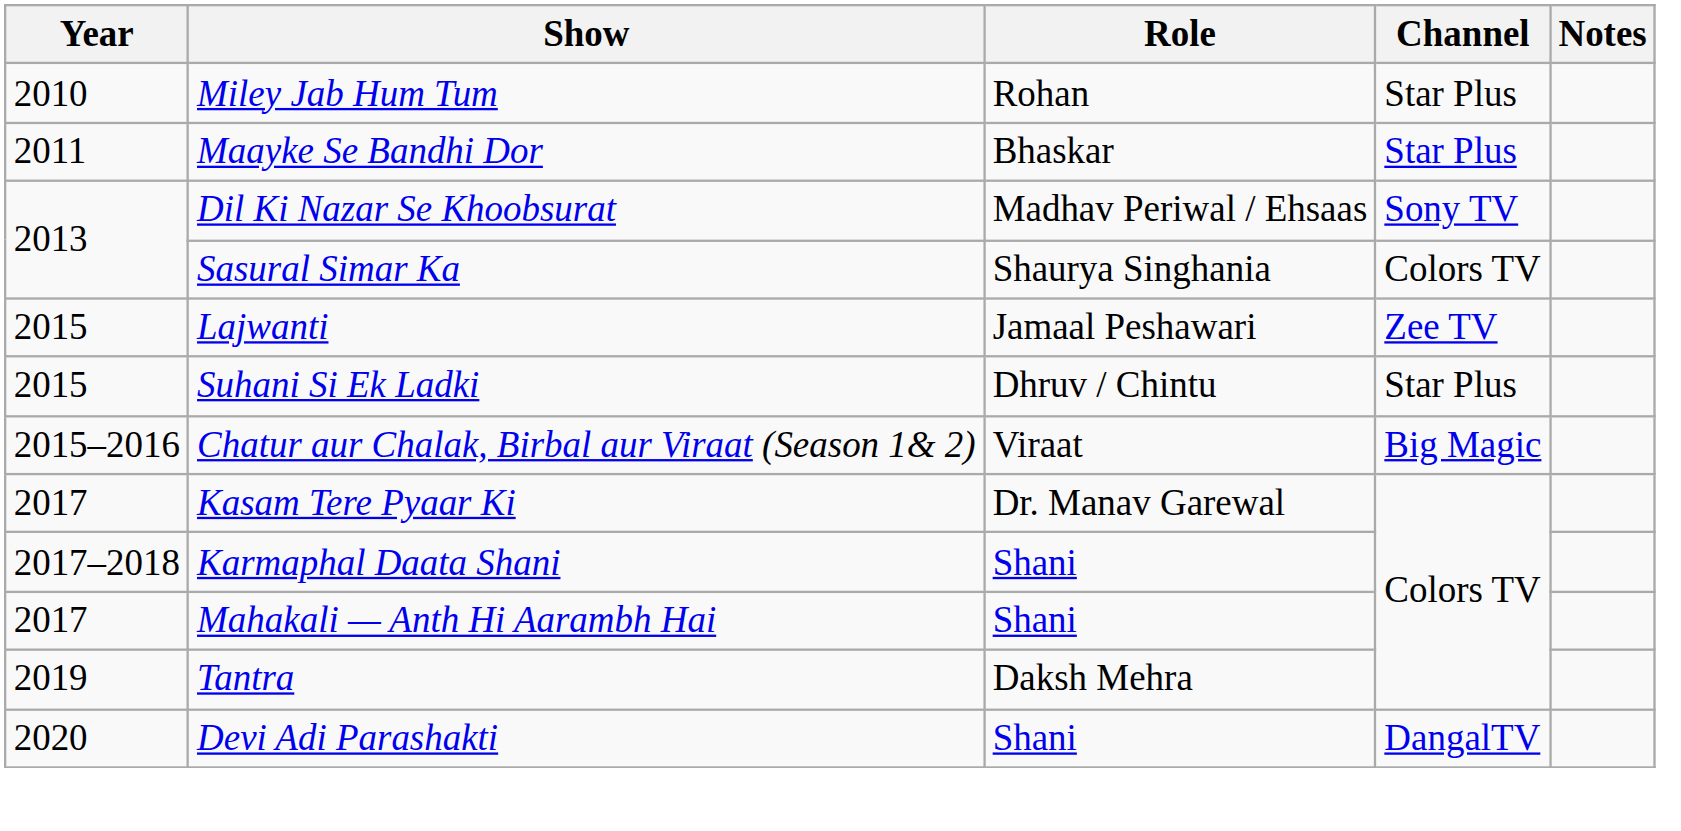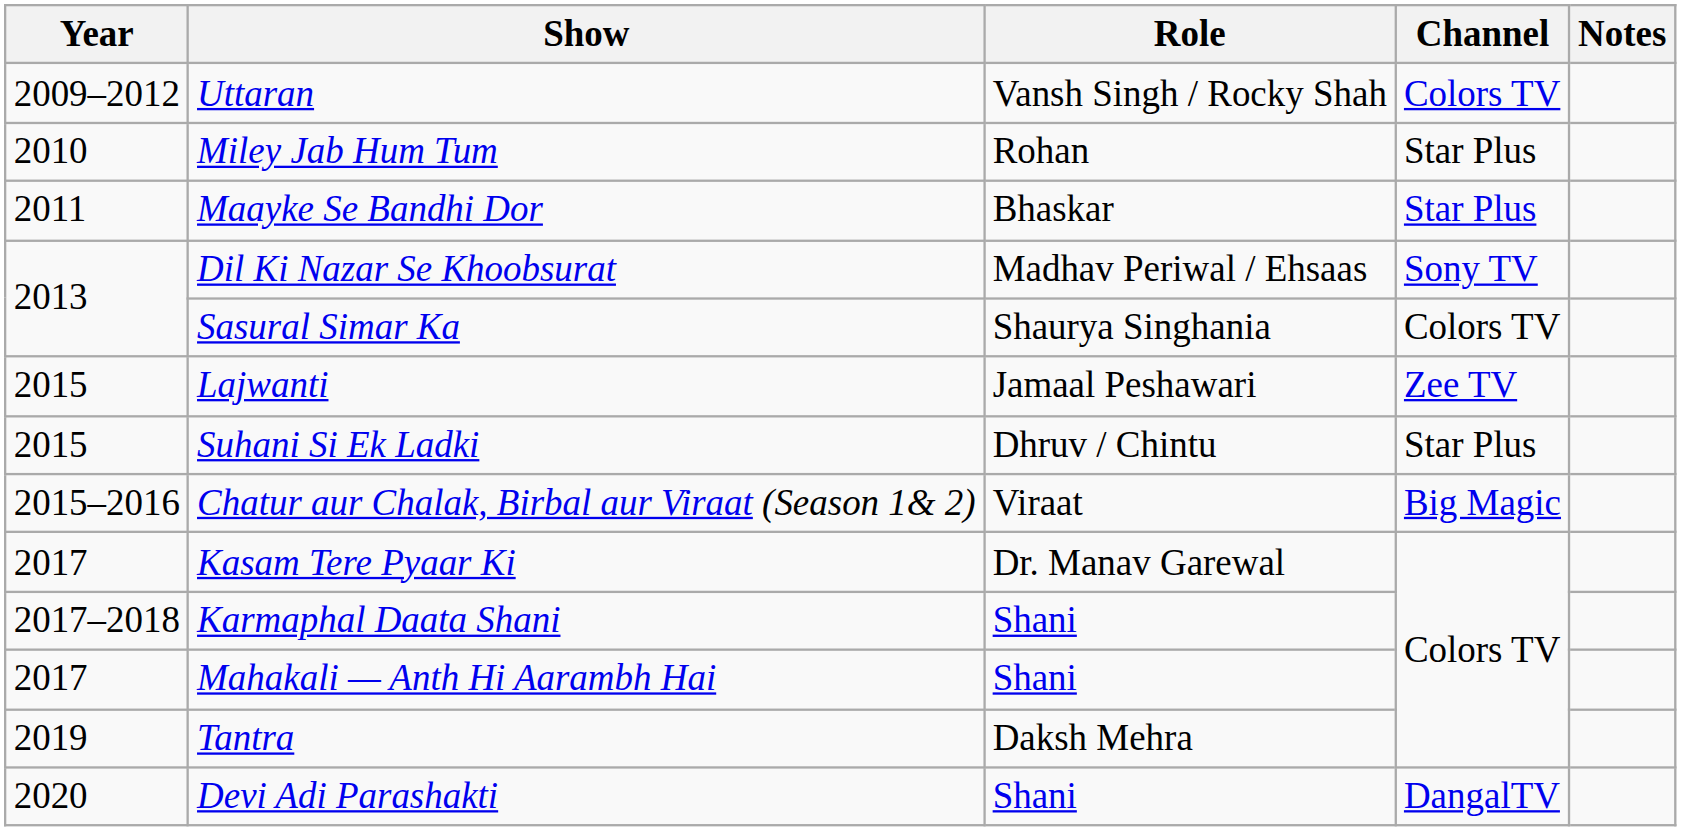+ row: (256, 92)
